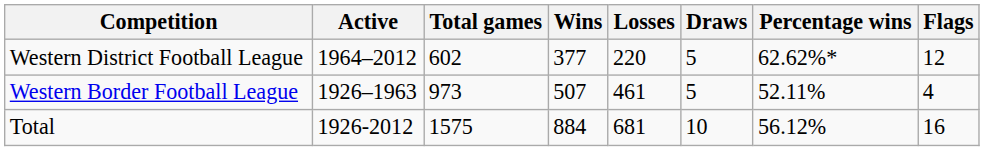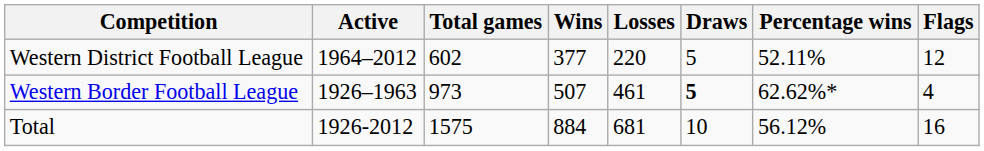(798, 57) 62.62%* -> (792, 57) 52.11%
(691, 92) normal -> (691, 92) bold
(792, 92) 52.11% -> (798, 92) 62.62%*
